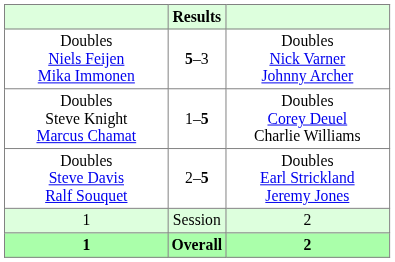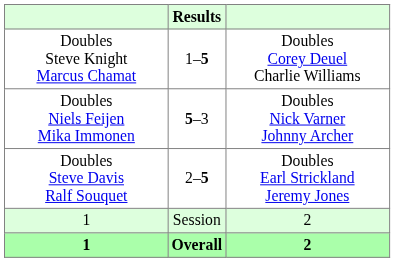rows swapped: (86, 58) <-> (86, 118)
